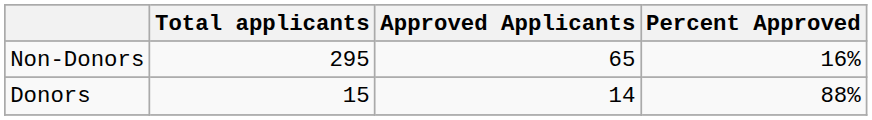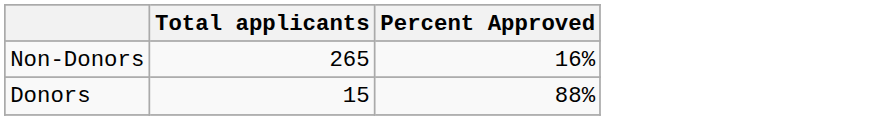- column: (508, 23)
(350, 60) 295 -> (350, 60) 265
